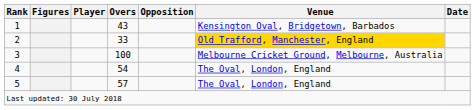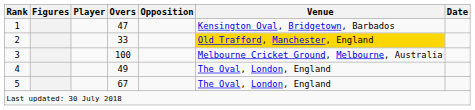(123, 26) 43 -> (123, 26) 47
(123, 69) 54 -> (123, 69) 49
(123, 84) 57 -> (123, 84) 67
